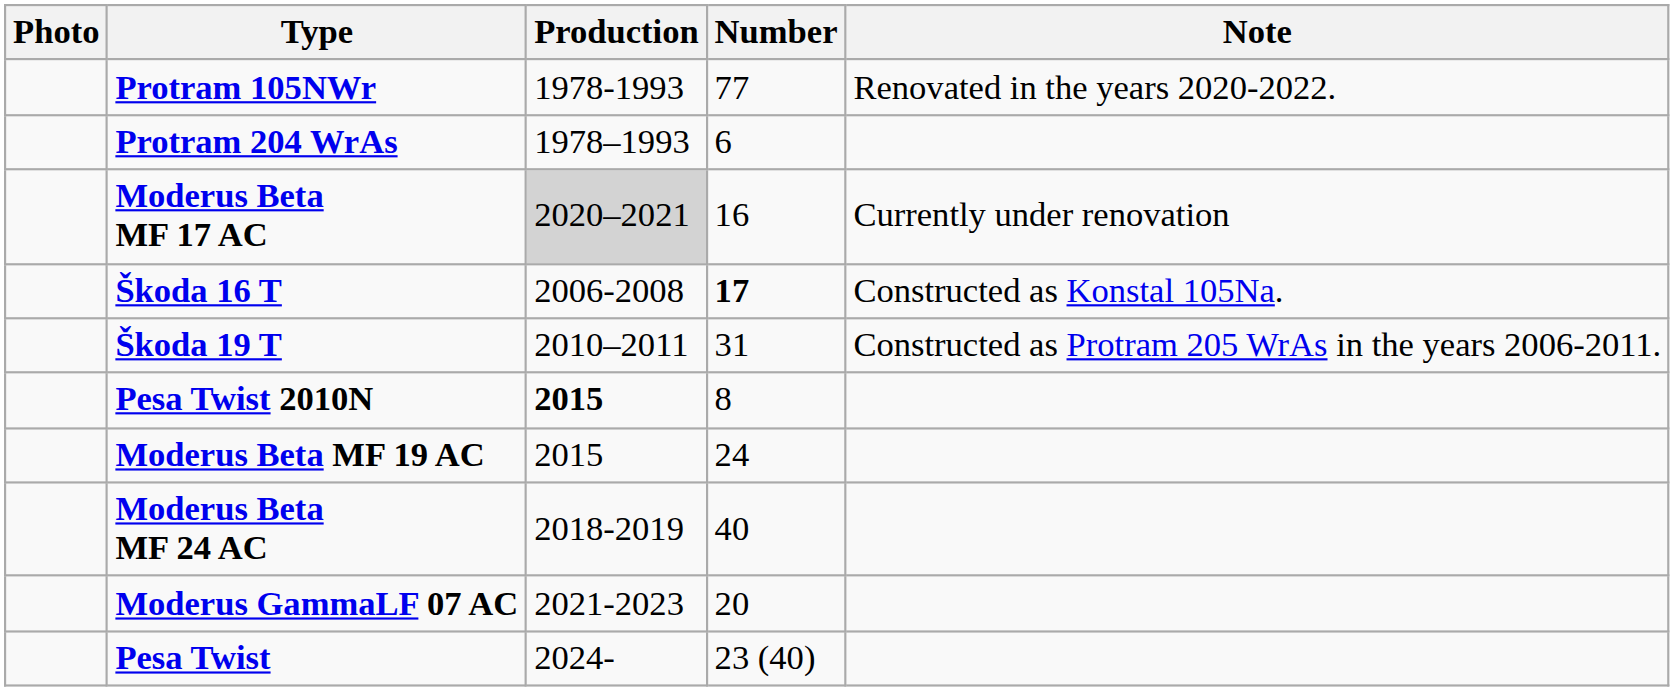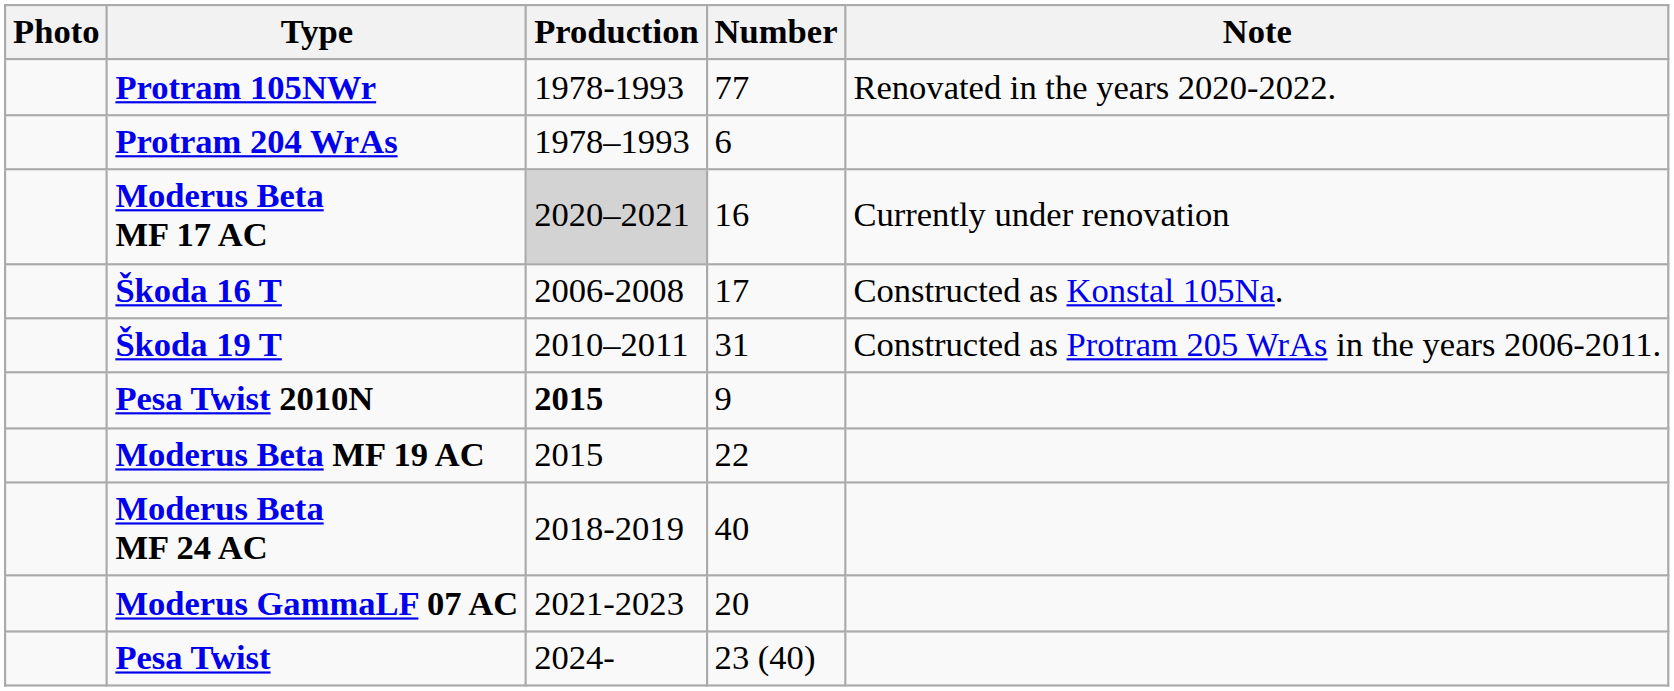(732, 290) bold -> (732, 290) normal
(723, 399) 8 -> (723, 399) 9
(732, 454) 24 -> (732, 454) 22
